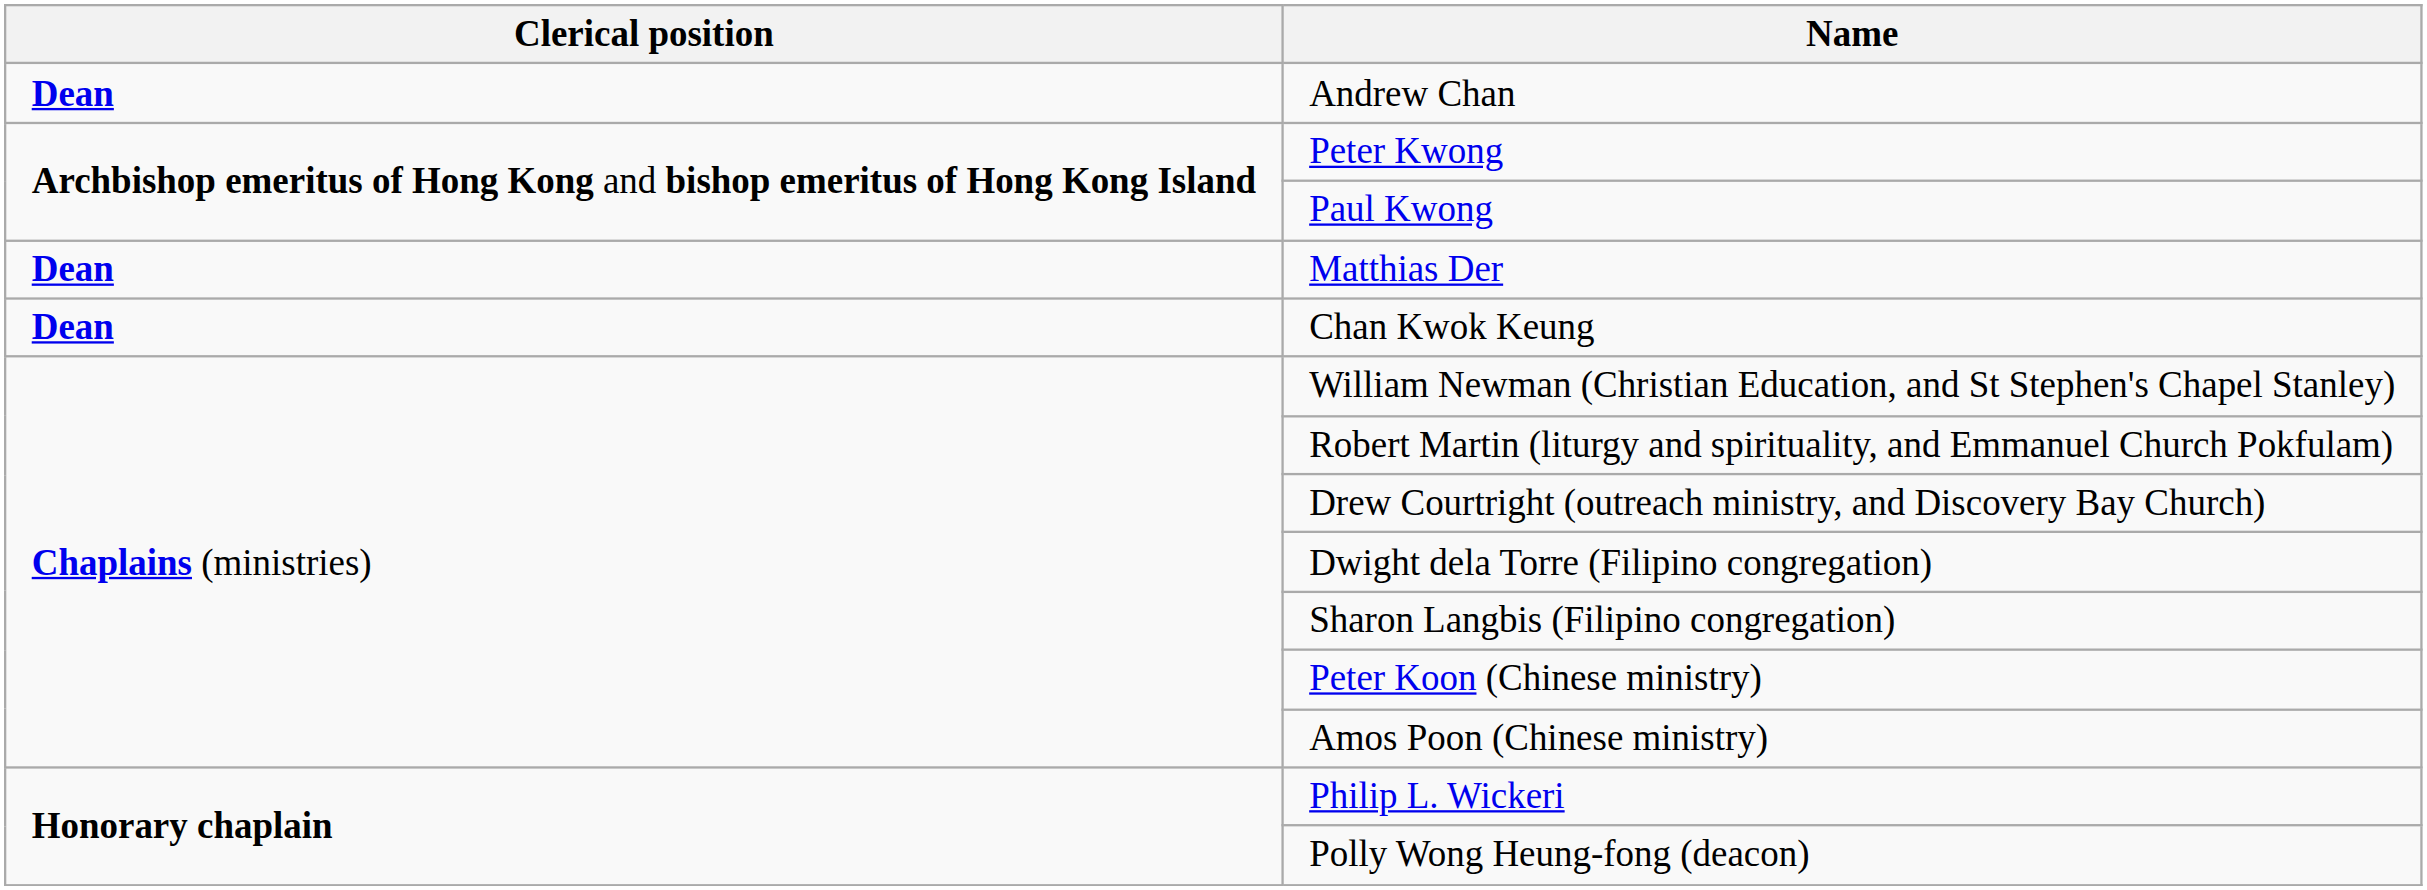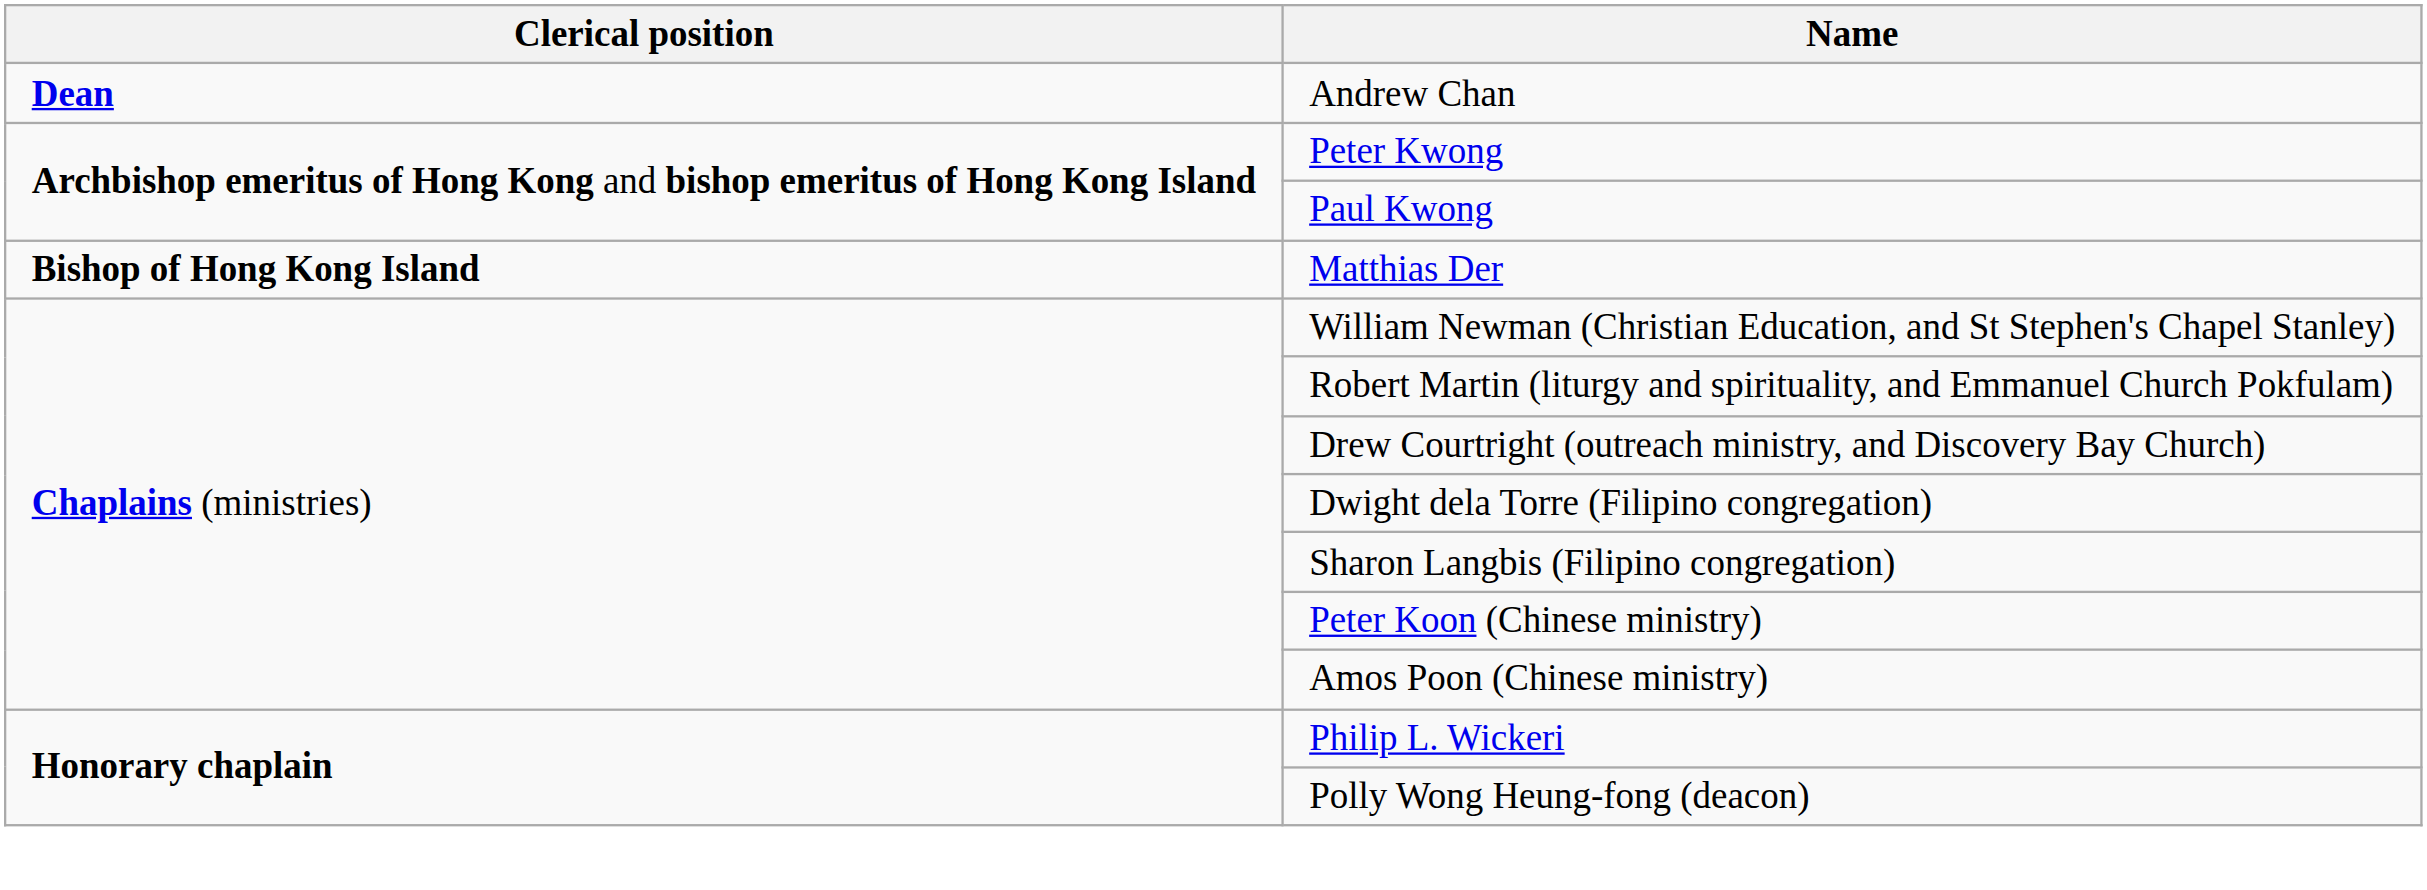(73, 268) Dean -> (256, 268) Bishop of Hong Kong Island
- row: (1452, 326)
